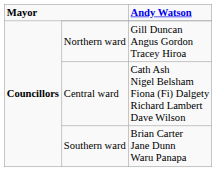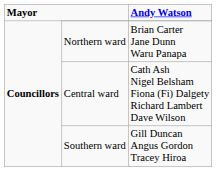(162, 41) Gill Duncan Angus Gordon Tracey Hiroa -> (158, 41) Brian Carter Jane Dunn Waru Panapa
(158, 146) Brian Carter Jane Dunn Waru Panapa -> (162, 146) Gill Duncan Angus Gordon Tracey Hiroa
